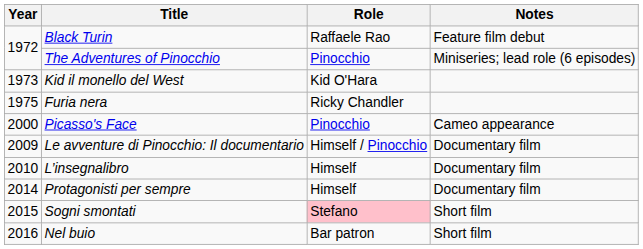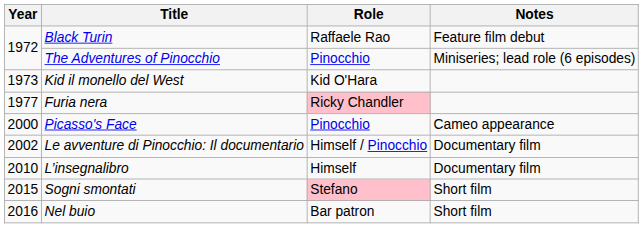(23, 102) 1975 -> (23, 102) 1977
(357, 102) no background -> (357, 102) pink background
(23, 146) 2009 -> (23, 146) 2002
- row: (118, 189)
